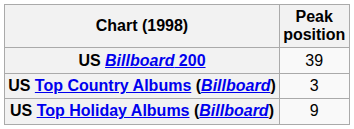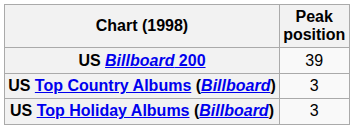(314, 111) 9 -> (314, 111) 3
